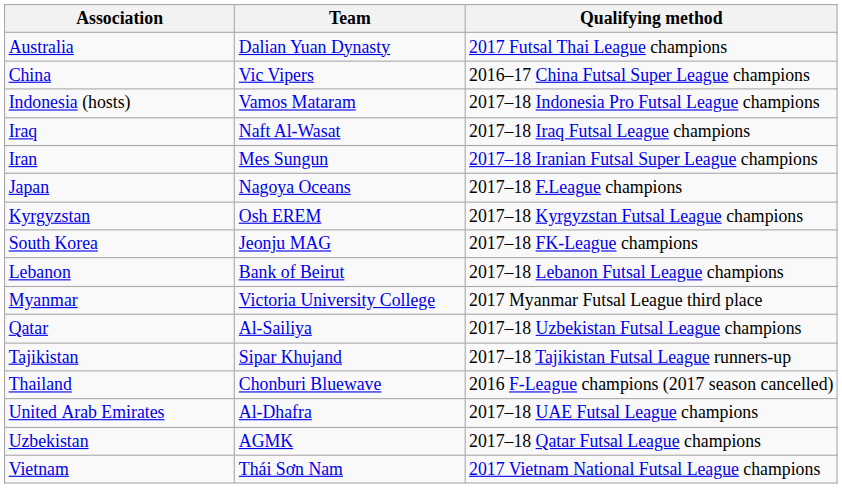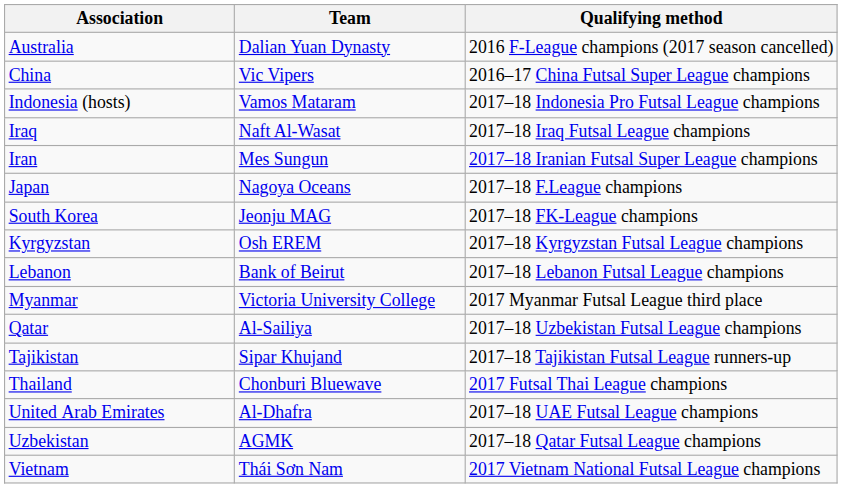(598, 46) 2017 Futsal Thai League champions -> (651, 46) 2016 F-League champions (2017 season cancelled)
rows swapped: (49, 215) <-> (53, 243)
(651, 384) 2016 F-League champions (2017 season cancelled) -> (598, 384) 2017 Futsal Thai League champions
